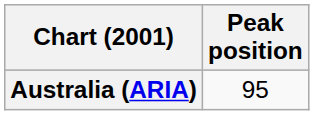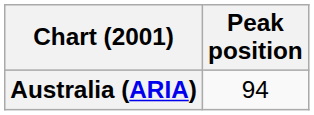(255, 89) 95 -> (255, 89) 94
